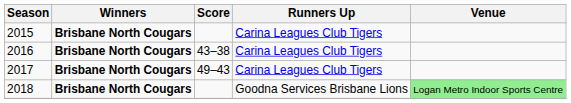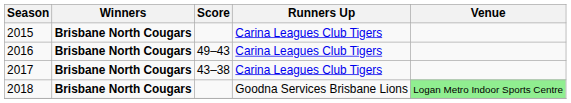(213, 51) 43–38 -> (213, 51) 49–43
(213, 70) 49–43 -> (213, 70) 43–38
